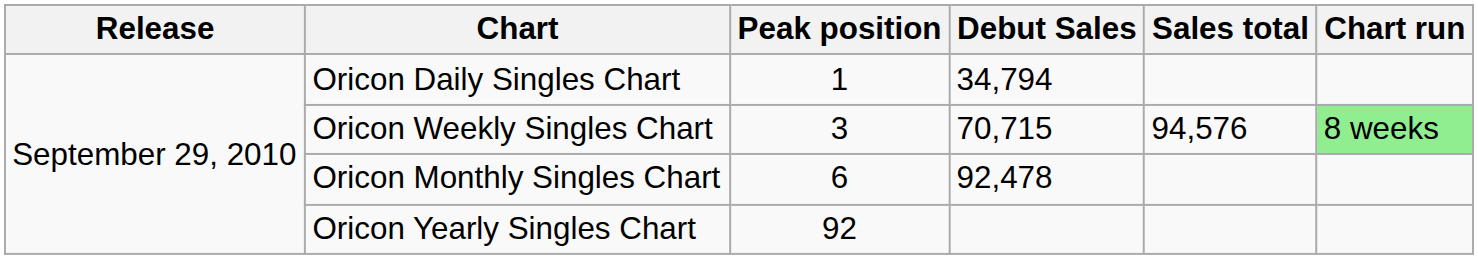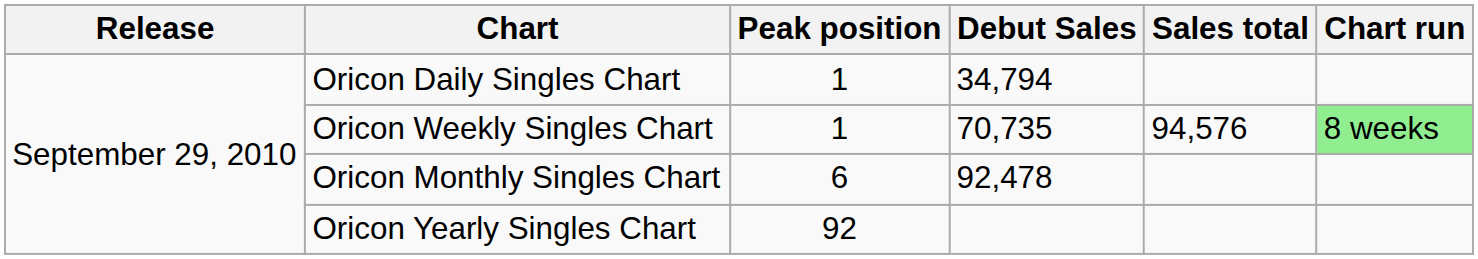(840, 128) 3 -> (840, 128) 1
(1005, 128) 70,715 -> (1005, 128) 70,735
